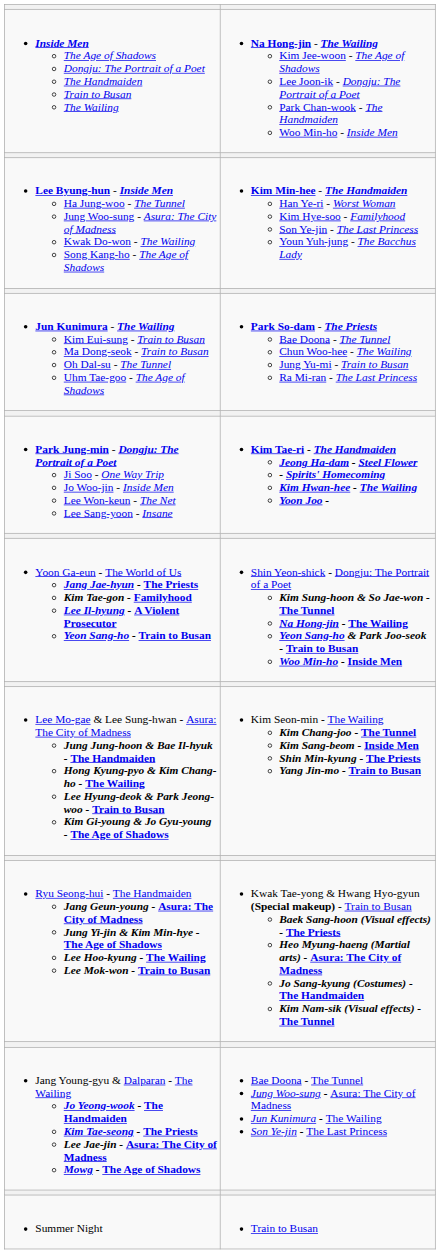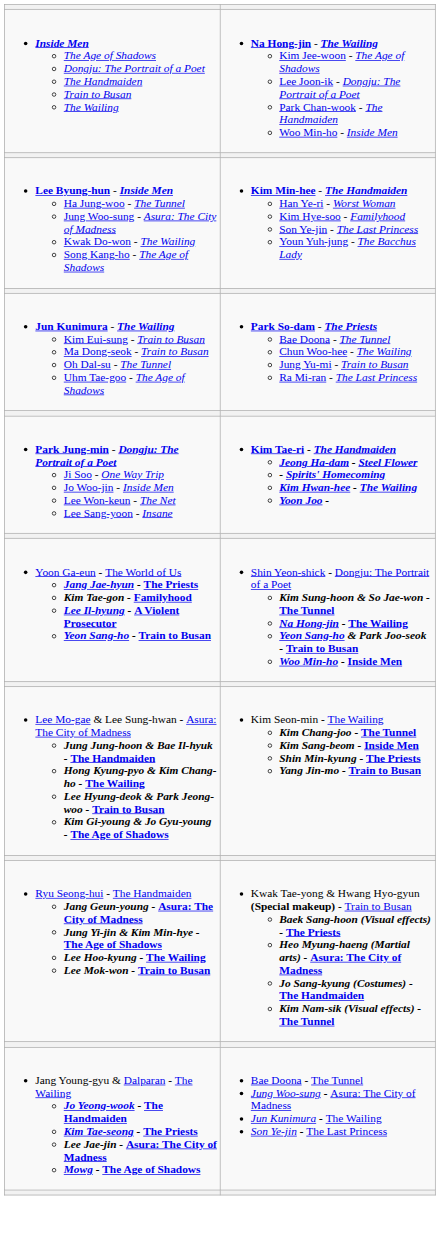- row: (112, 1228)
